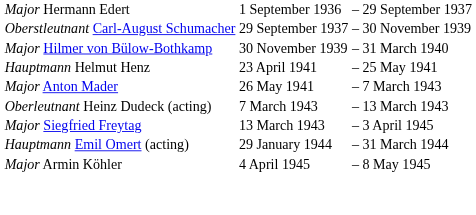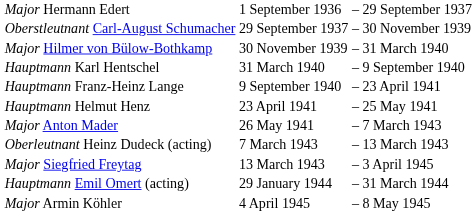+ row: (82, 67)
+ row: (94, 87)
